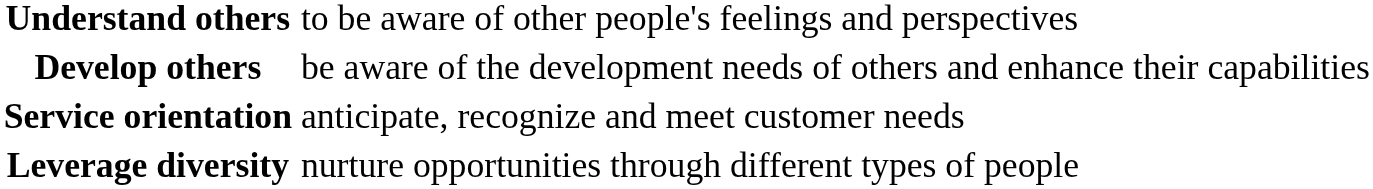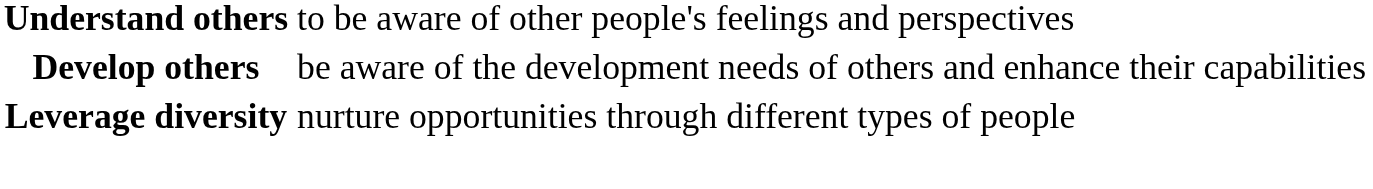- row: (148, 116)
